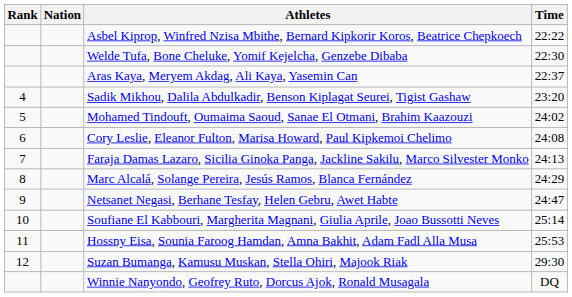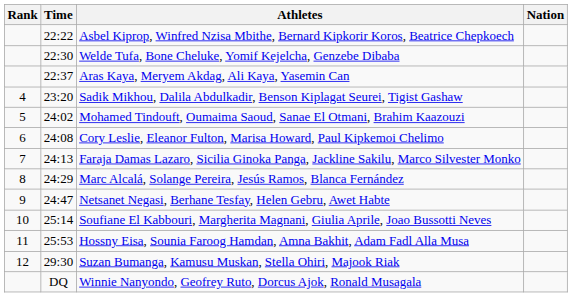columns swapped: (62, 14) <-> (549, 14)
